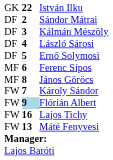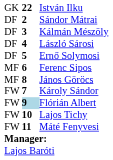(27, 115) 16 -> (27, 115) 10
(27, 127) 13 -> (27, 127) 11
